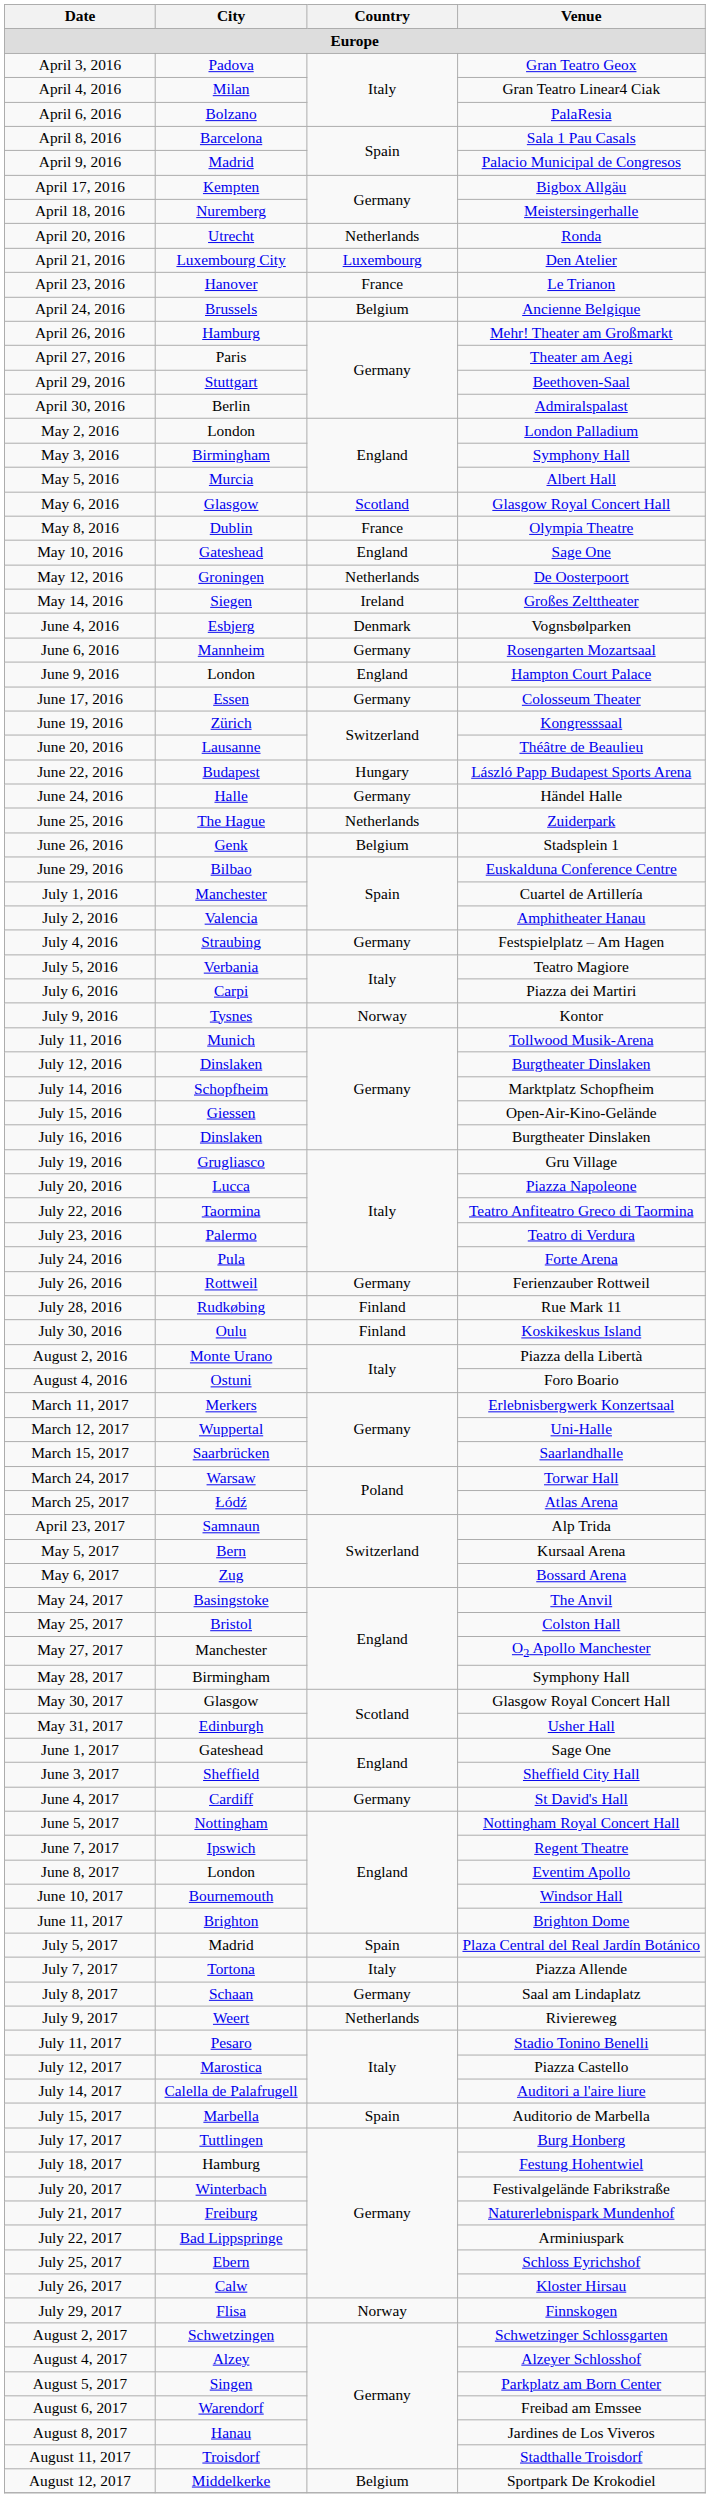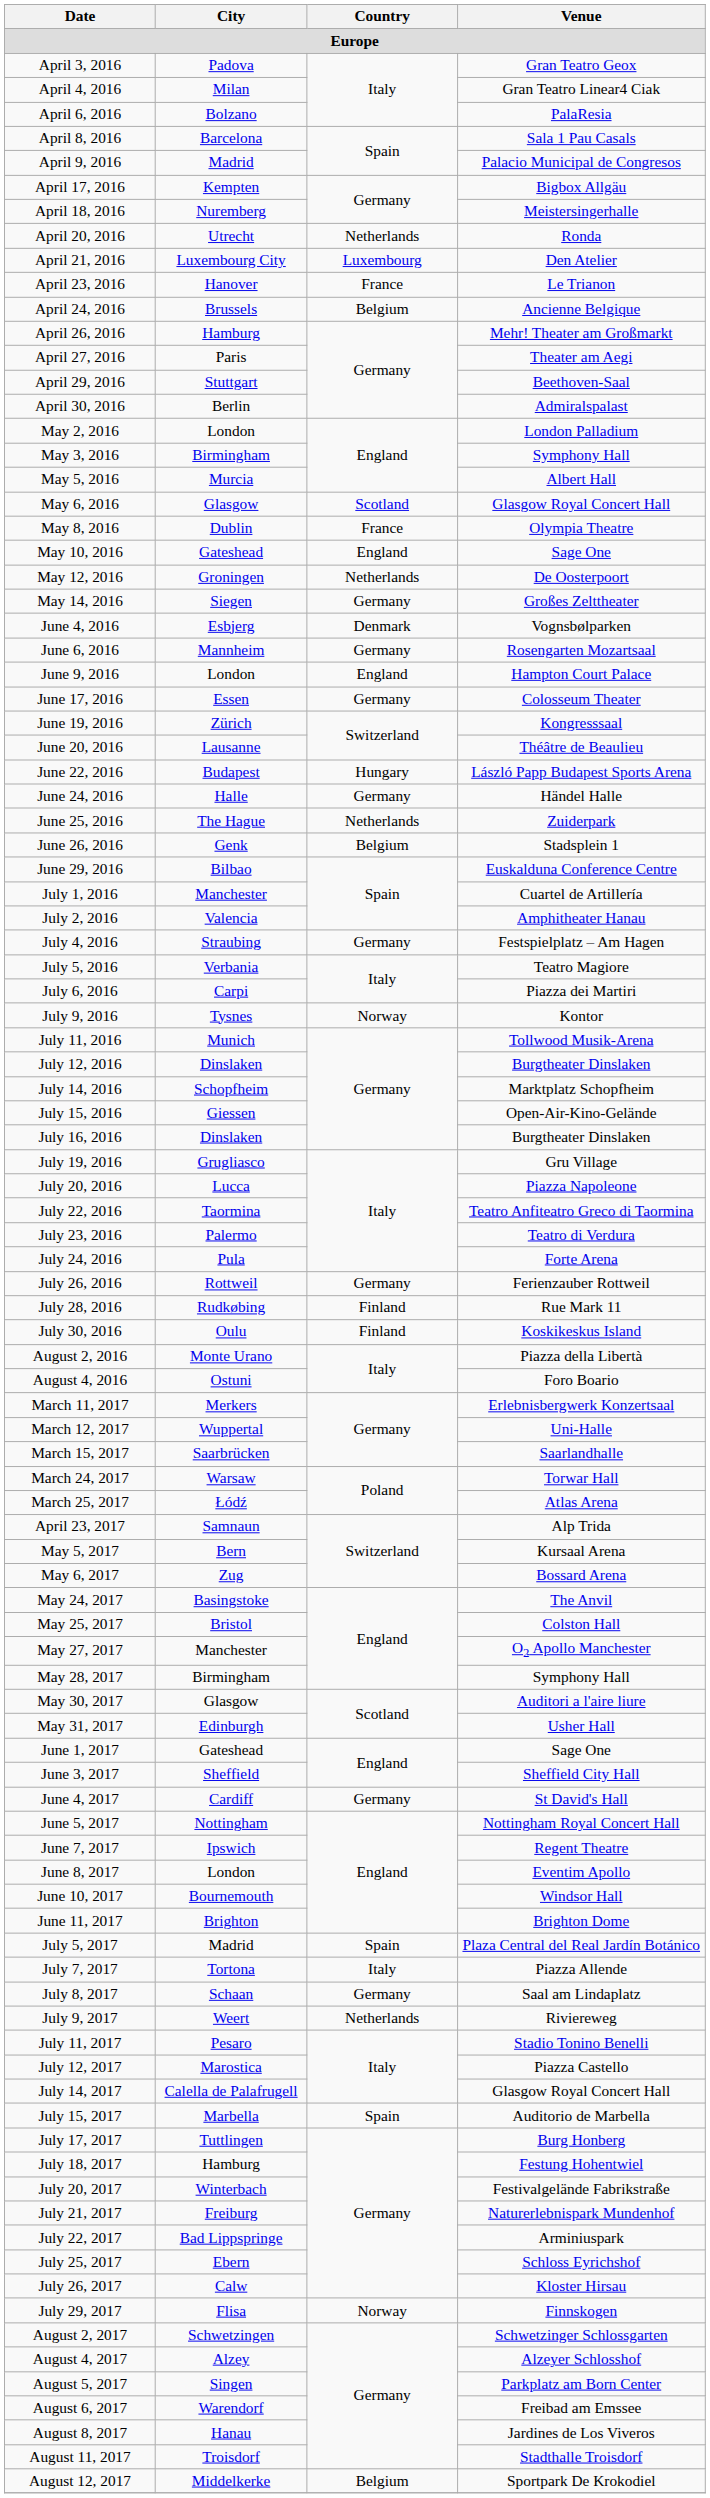(382, 601) Ireland -> (382, 601) Germany
(581, 1701) Glasgow Royal Concert Hall -> (581, 1701) Auditori a l'aire liure
(581, 2091) Auditori a l'aire liure -> (581, 2091) Glasgow Royal Concert Hall
